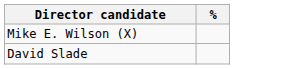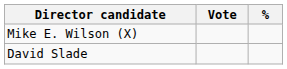+ column: (222, 14)
